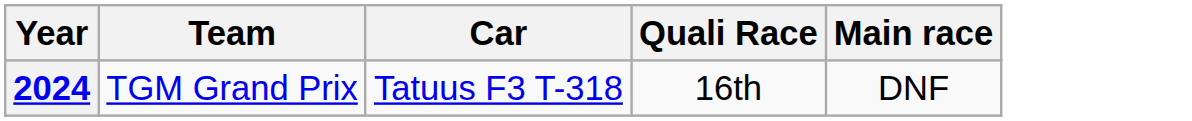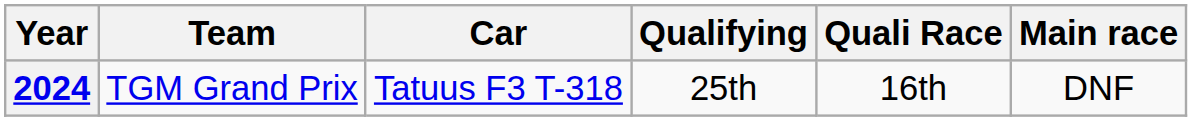+ column: (724, 33)
